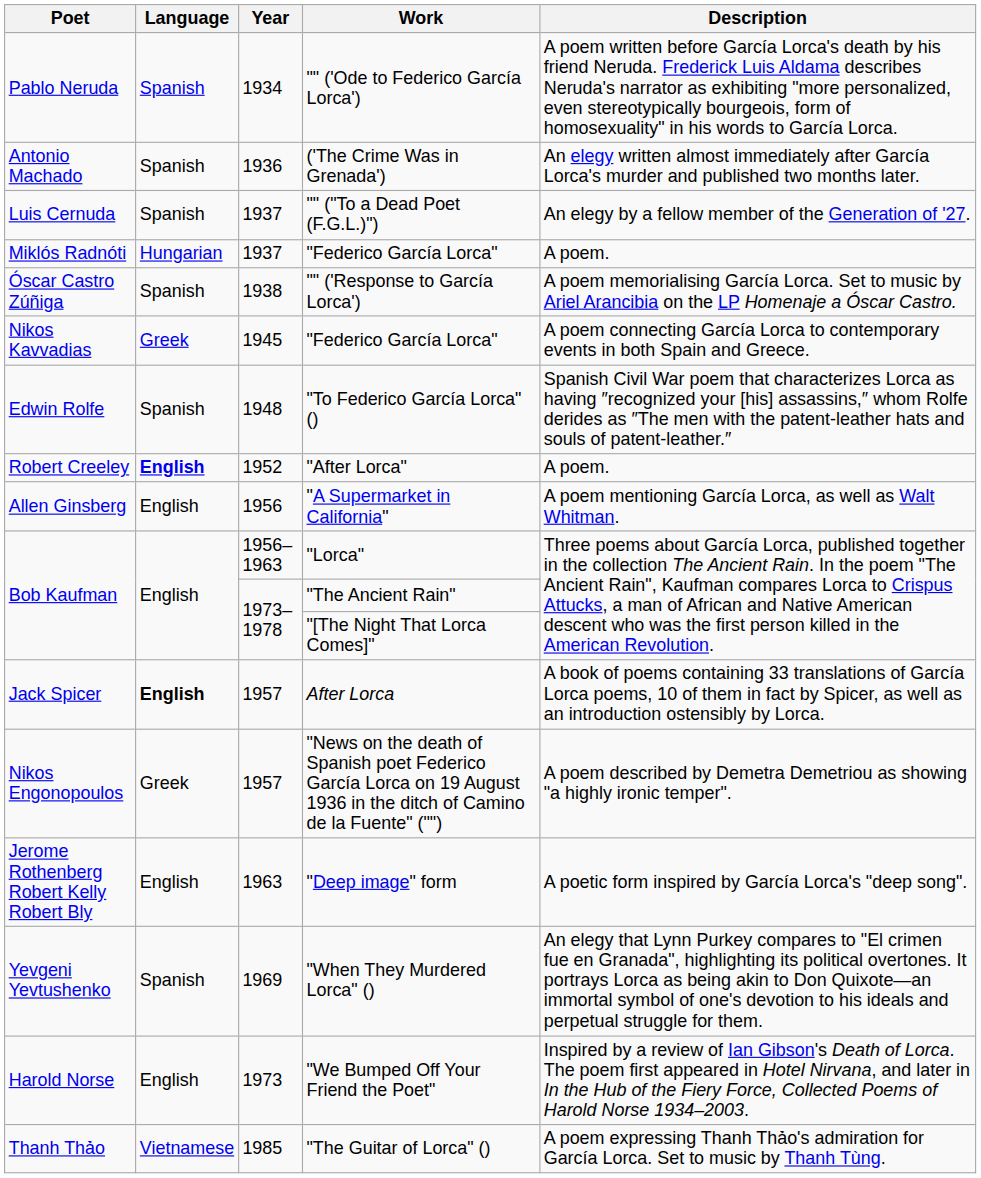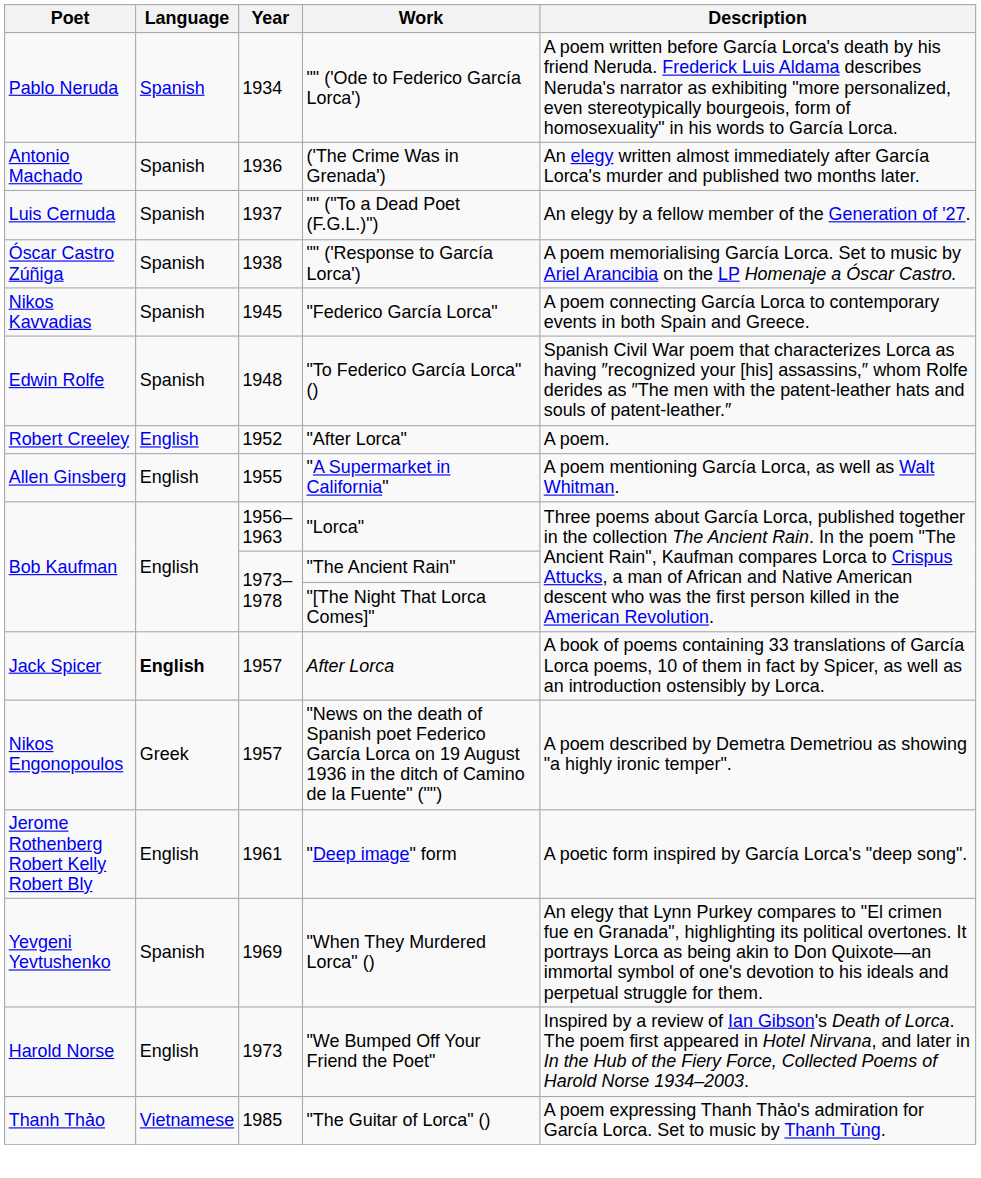- row: (67, 253)
(164, 340) Greek -> (172, 312) Spanish
(172, 467) bold -> (169, 439) normal
(262, 506) 1956 -> (262, 477) 1955
(262, 882) 1963 -> (262, 853) 1961
